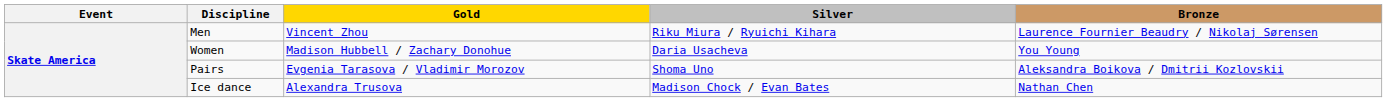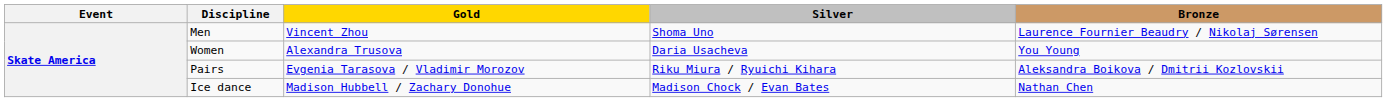(744, 32) Riku Miura / Ryuichi Kihara -> (683, 32) Shoma Uno
(399, 51) Madison Hubbell / Zachary Donohue -> (344, 51) Alexandra Trusova
(683, 69) Shoma Uno -> (744, 69) Riku Miura / Ryuichi Kihara
(344, 87) Alexandra Trusova -> (399, 87) Madison Hubbell / Zachary Donohue
